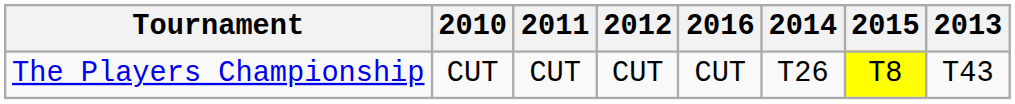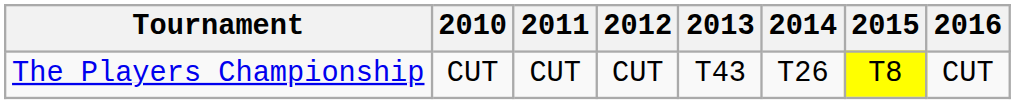columns swapped: (968, 29) <-> (720, 29)
